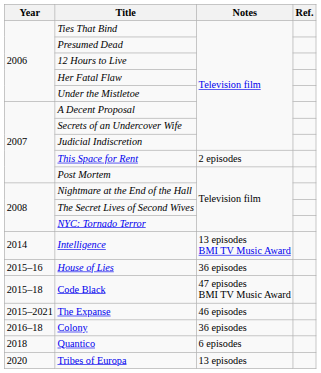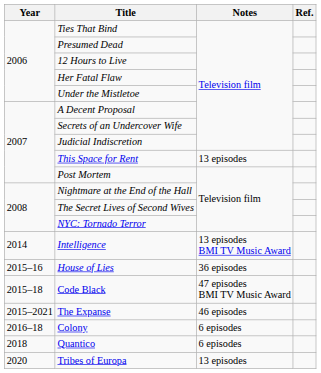(220, 158) 2 episodes -> (223, 158) 13 episodes
(223, 327) 36 episodes -> (220, 327) 6 episodes
